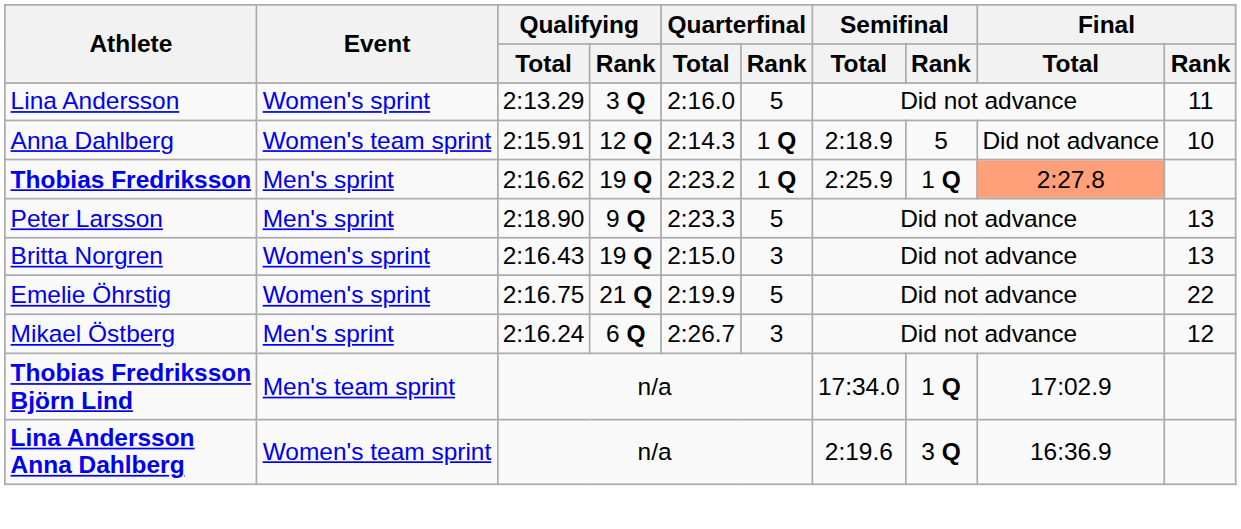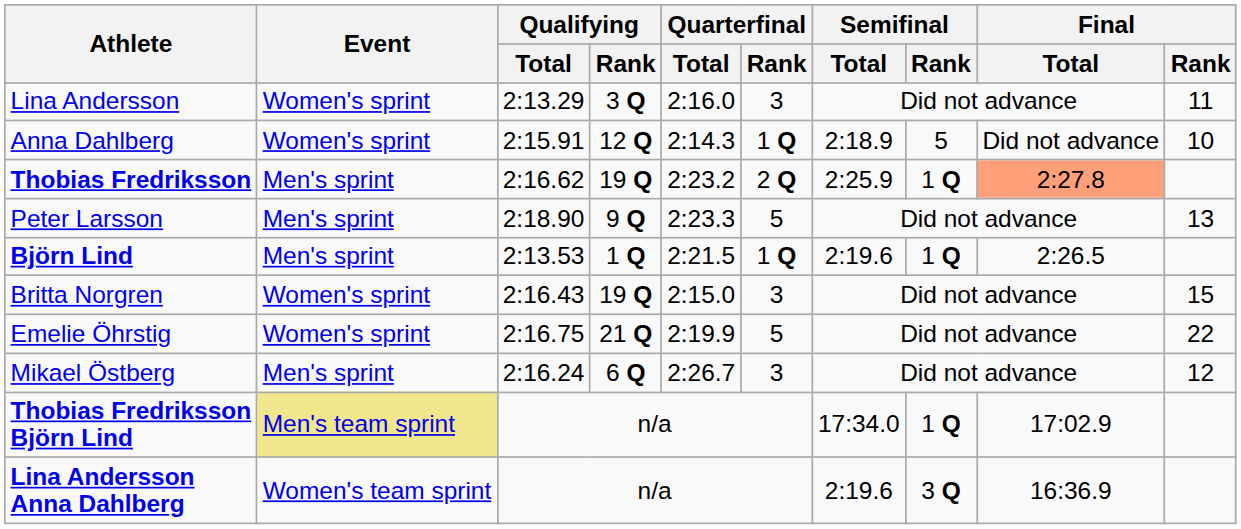(777, 102) 5 -> (777, 102) 3
(377, 141) Women's team sprint -> (346, 141) Women's sprint
(777, 179) 1 Q -> (777, 179) 2 Q
+ row: (72, 257)
(1201, 257) 13 -> (1201, 295) 15
(359, 386) no background -> (359, 425) khaki background
